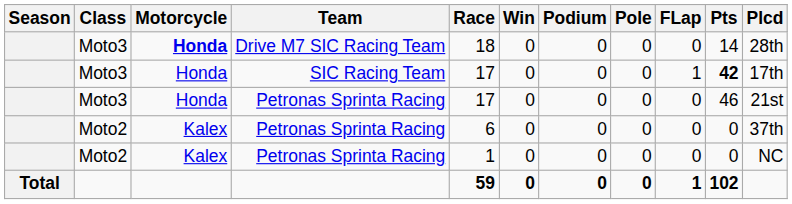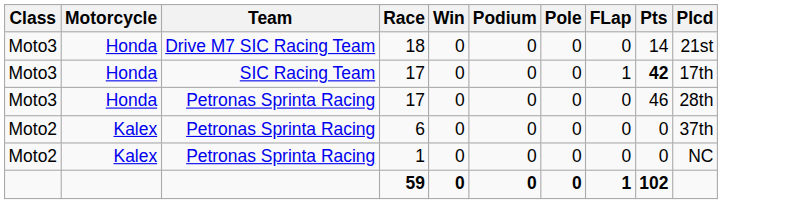- column: (40, 18)
(200, 45) bold -> (131, 45) normal
(766, 45) 28th -> (697, 45) 21st
(767, 101) 21st -> (696, 101) 28th
